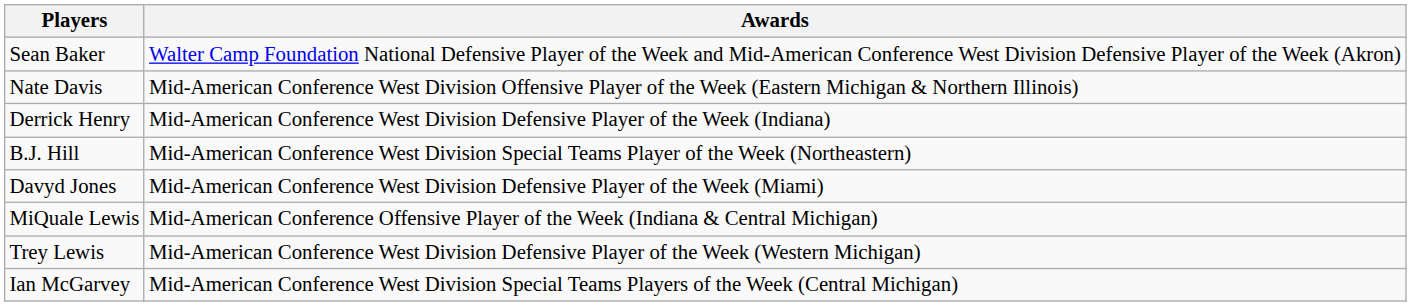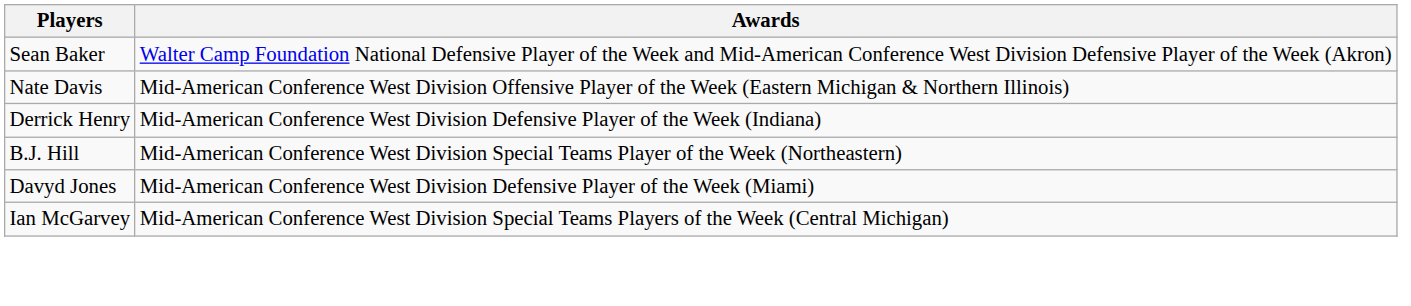- row: (74, 218)
- row: (57, 251)
